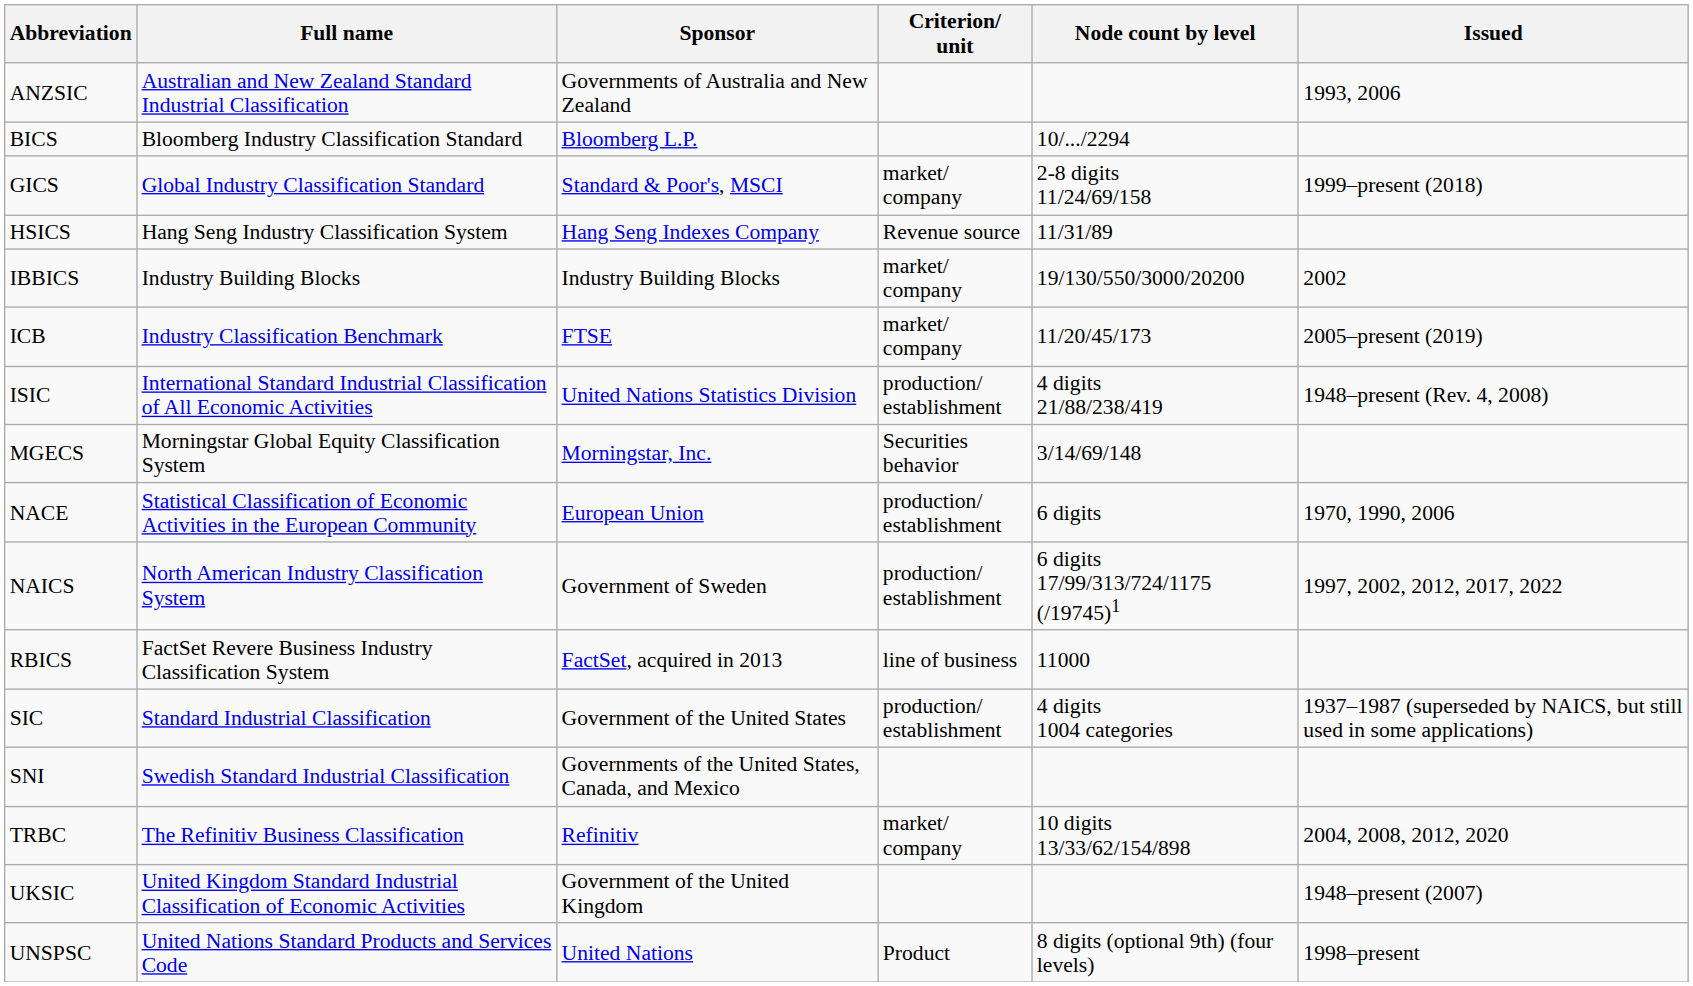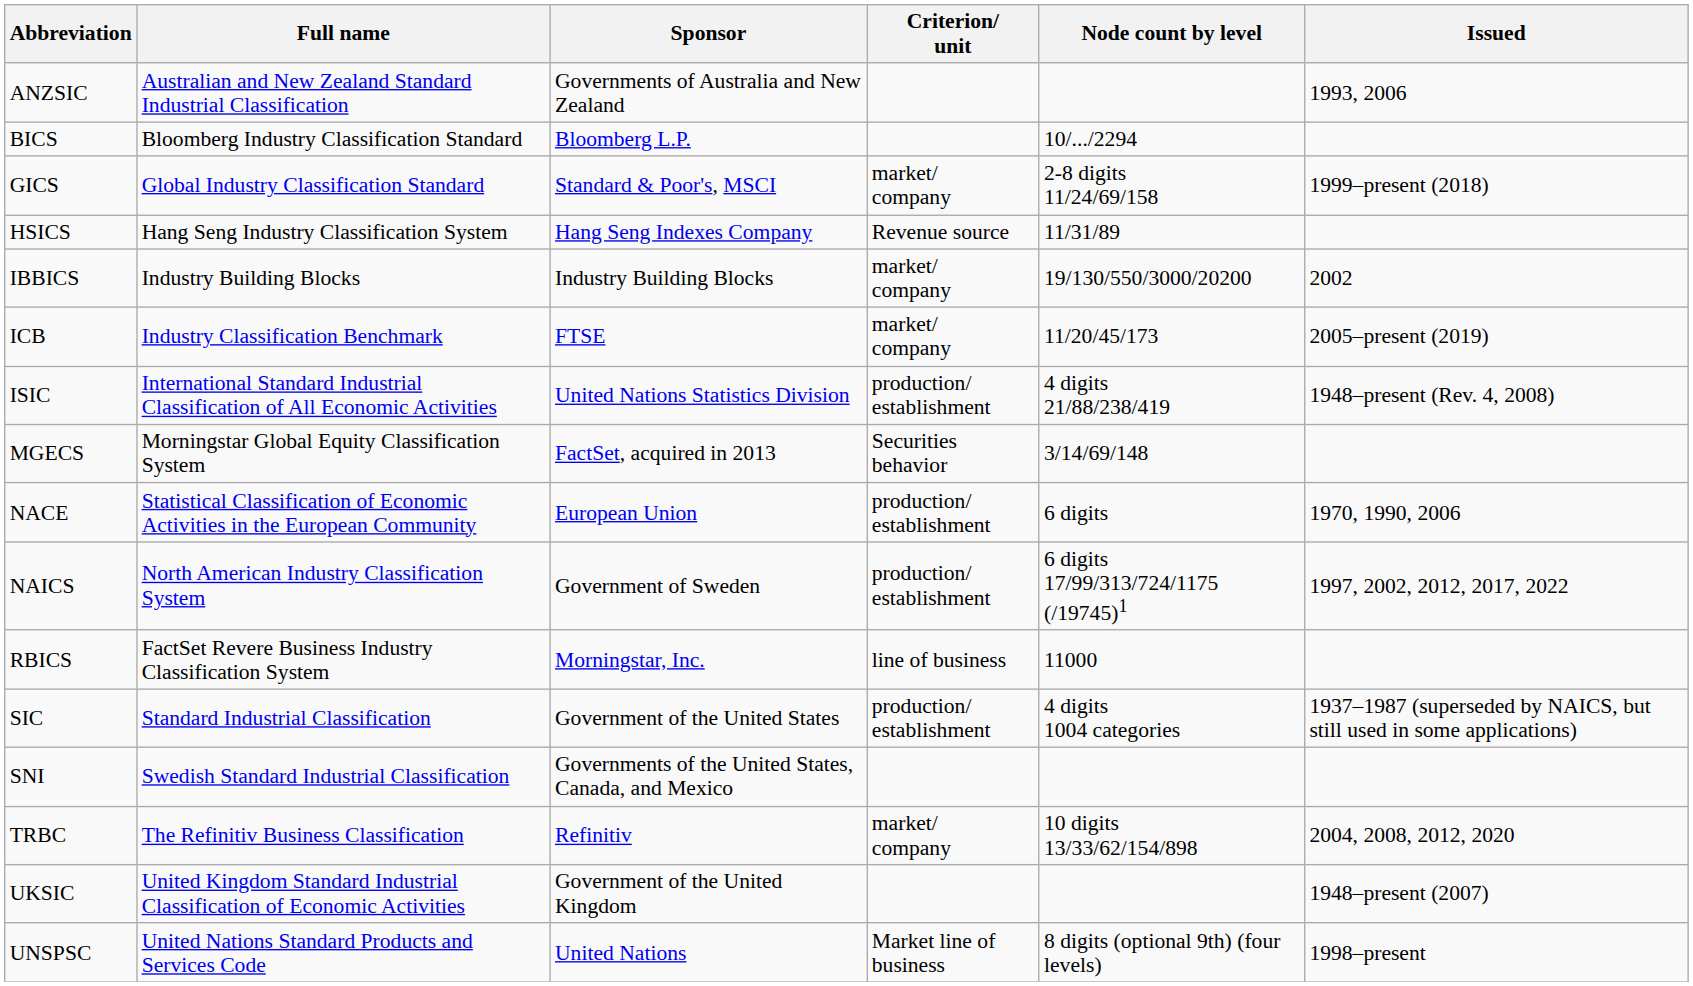(636, 453) Morningstar, Inc. -> (665, 453) FactSet, acquired in 2013
(672, 659) FactSet, acquired in 2013 -> (630, 659) Morningstar, Inc.
(916, 952) Product -> (934, 952) Market line of business
